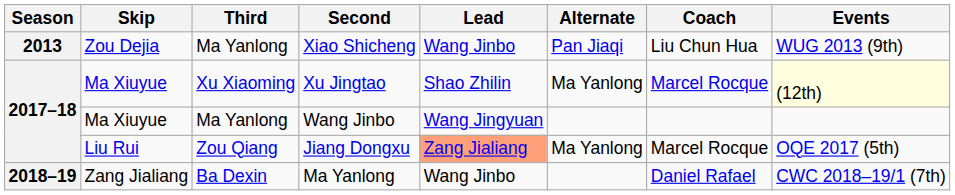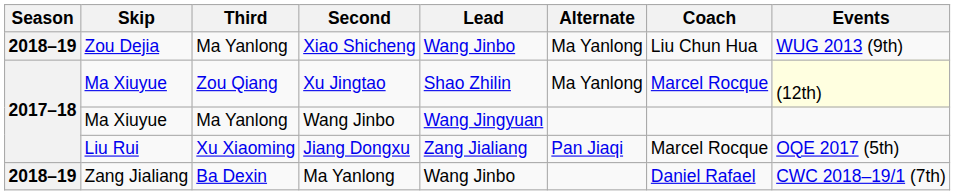(43, 45) 2013 -> (43, 45) 2018–19
(587, 45) Pan Jiaqi -> (597, 45) Ma Yanlong
(246, 83) Xu Xiaoming -> (237, 83) Zou Qiang
(237, 148) Zou Qiang -> (246, 148) Xu Xiaoming
(476, 148) lightsalmon background -> (476, 148) no background
(597, 148) Ma Yanlong -> (587, 148) Pan Jiaqi
